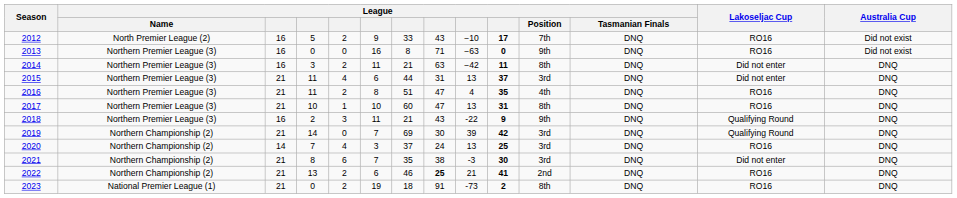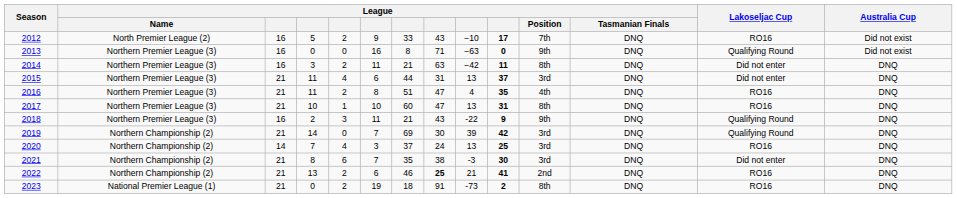(761, 51) RO16 -> (761, 51) Qualifying Round
